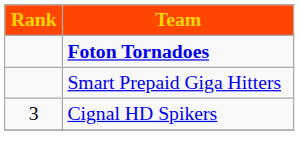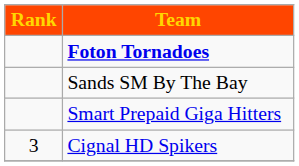+ row: (157, 82)
